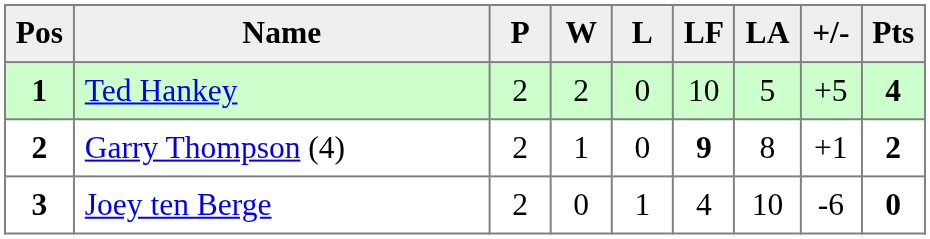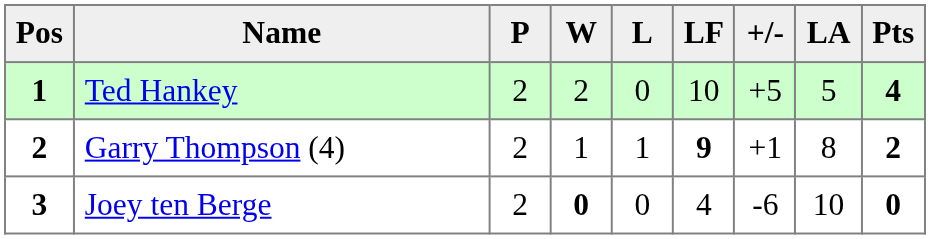columns swapped: (768, 33) <-> (831, 33)
(642, 147) 0 -> (642, 147) 1
(581, 204) normal -> (581, 204) bold
(642, 204) 1 -> (642, 204) 0
